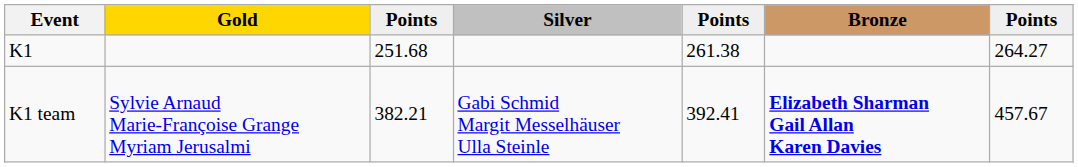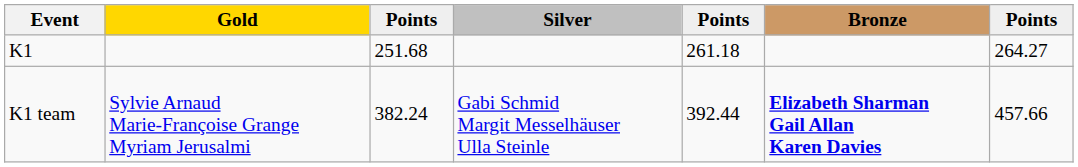(713, 50) 261.38 -> (713, 50) 261.18
(401, 113) 382.21 -> (401, 113) 382.24
(713, 113) 392.41 -> (713, 113) 392.44
(1021, 113) 457.67 -> (1021, 113) 457.66
